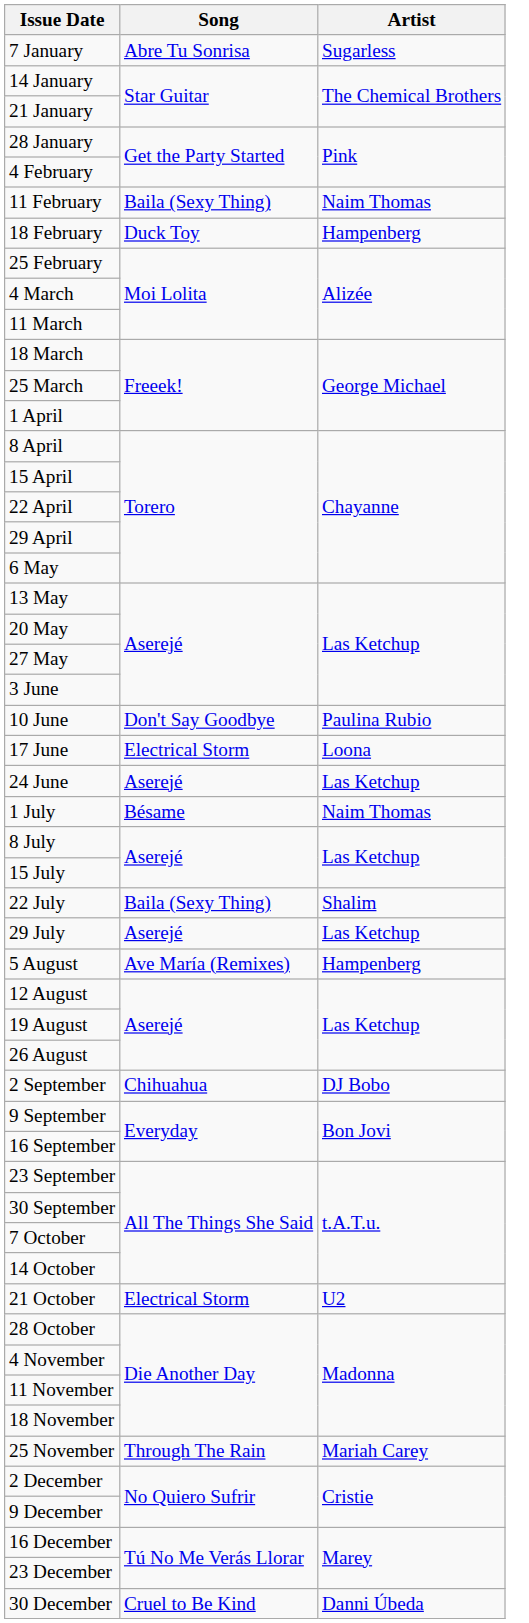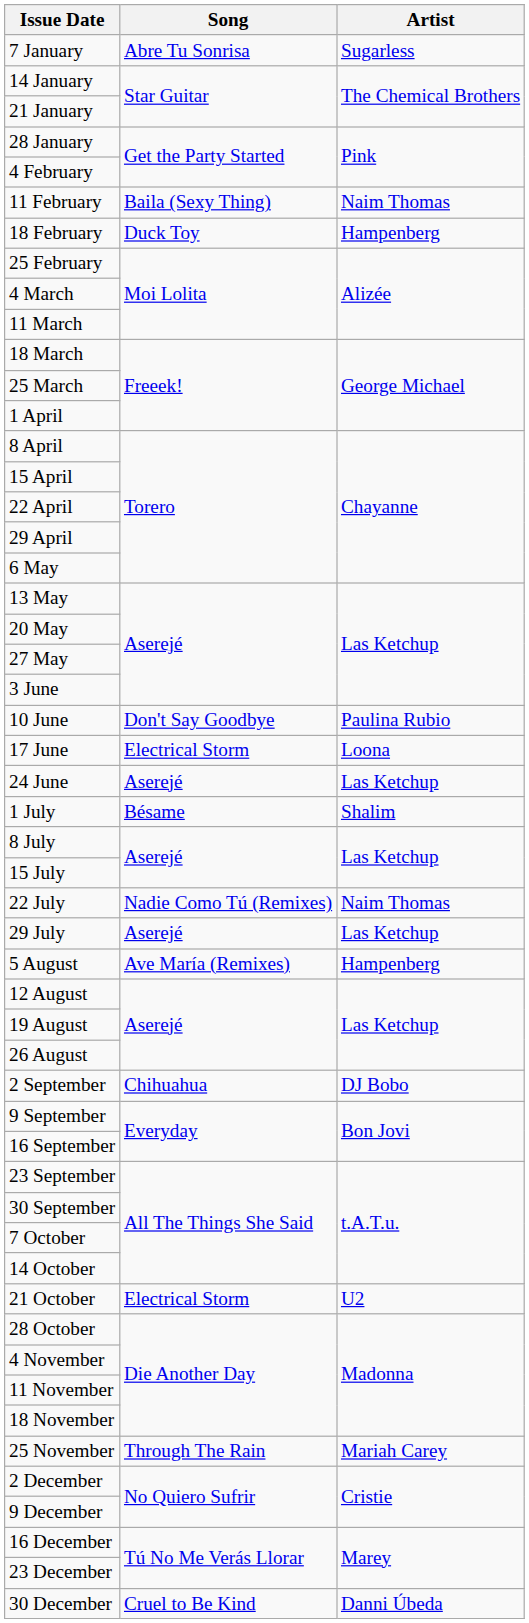(376, 811) Naim Thomas -> (368, 811) Shalim
(197, 902) Baila (Sexy Thing) -> (228, 902) Nadie Como Tú (Remixes)
(349, 902) Shalim -> (395, 902) Naim Thomas
